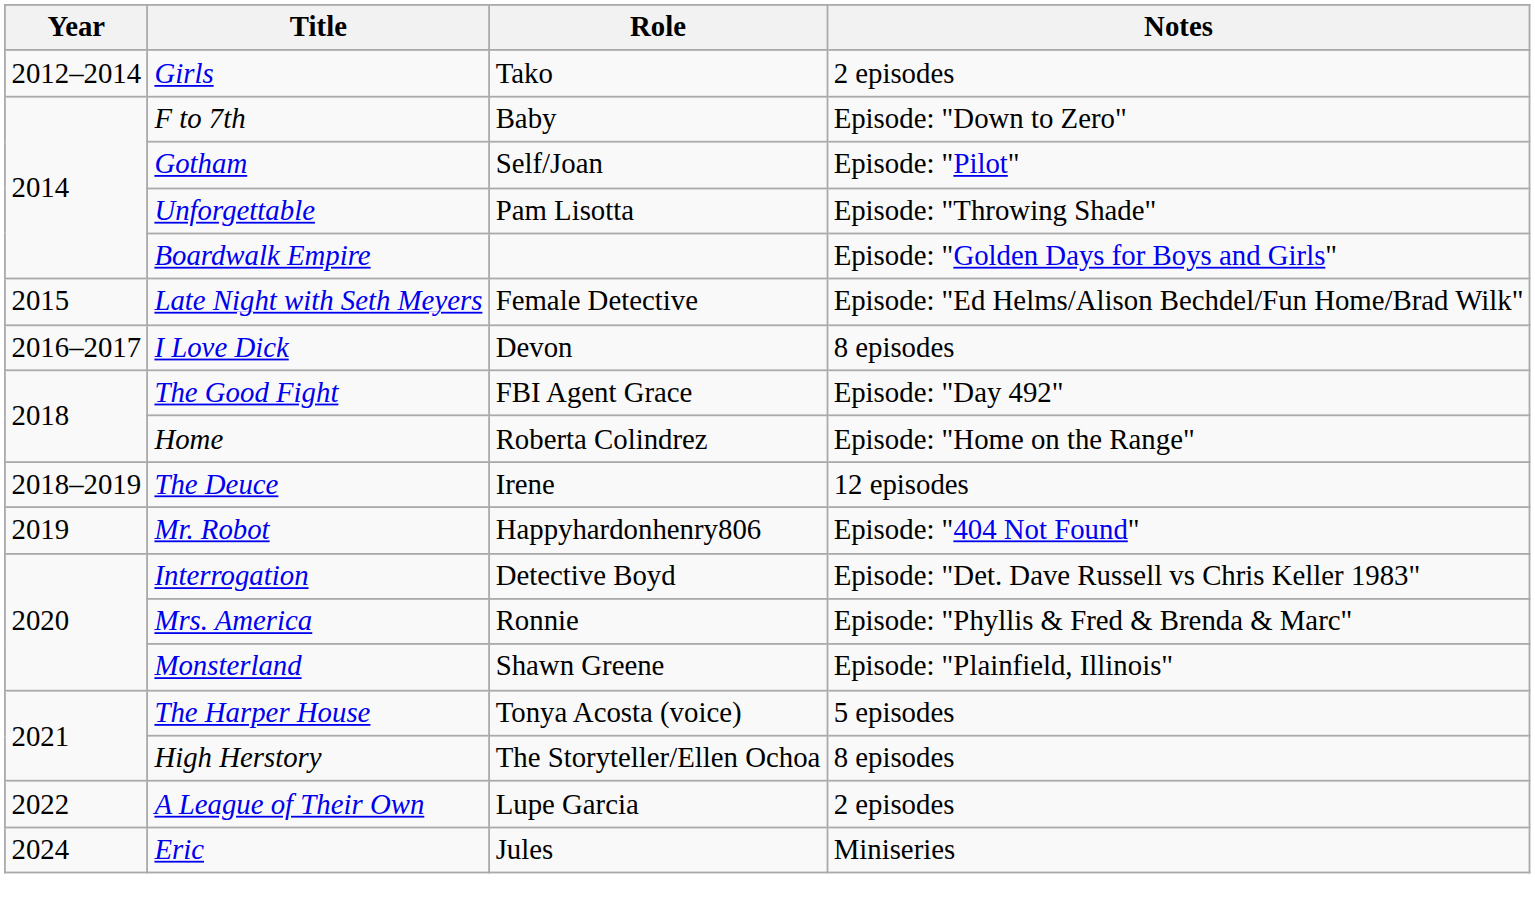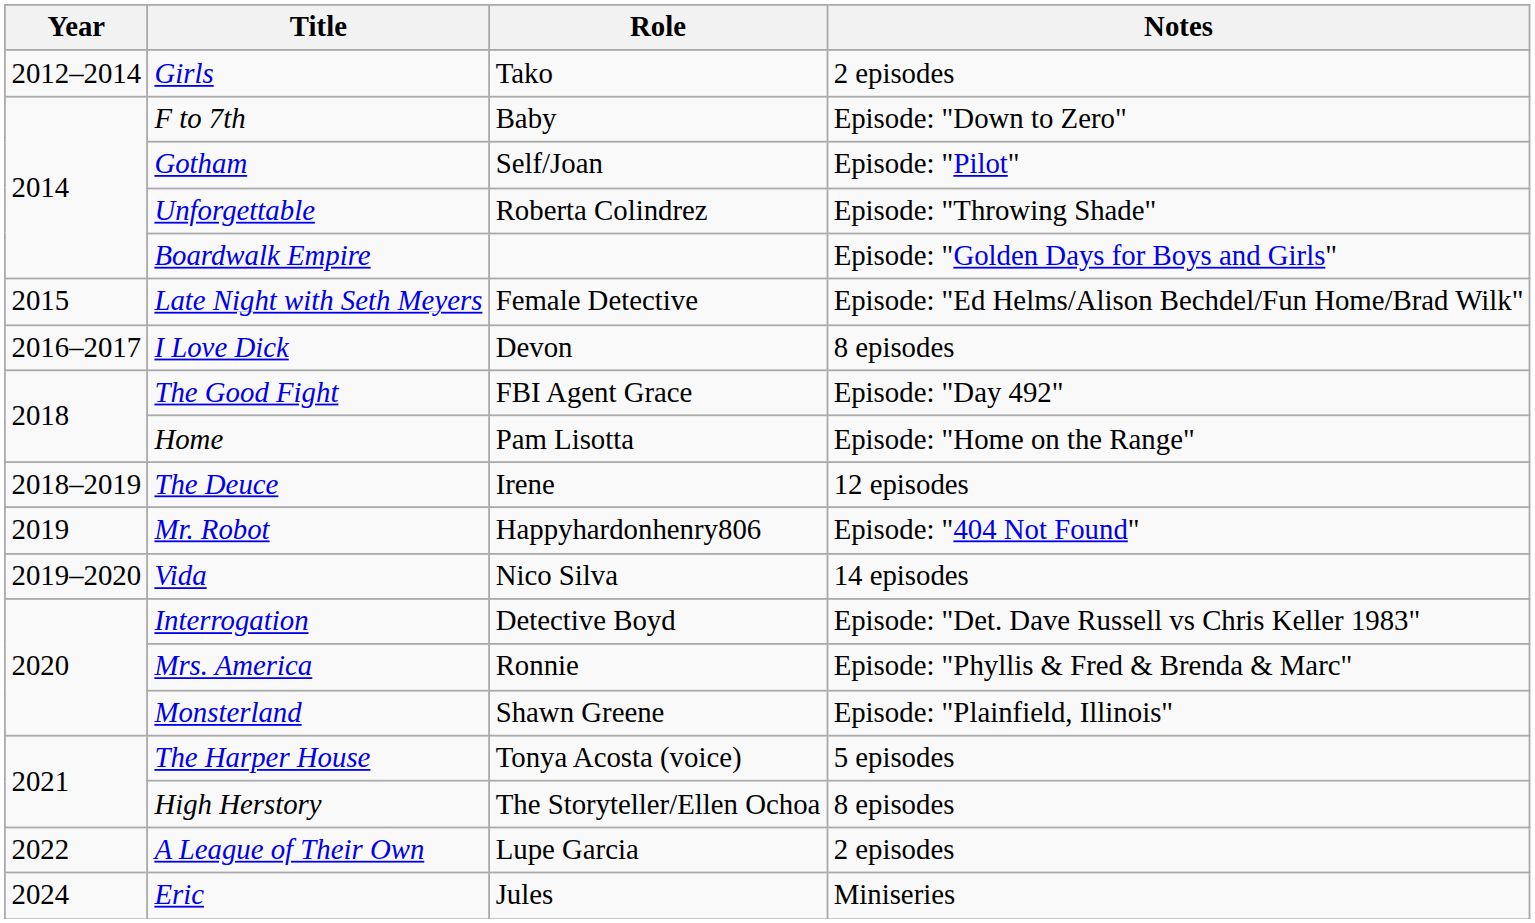(565, 210) Pam Lisotta -> (602, 210) Roberta Colindrez
(602, 438) Roberta Colindrez -> (565, 438) Pam Lisotta
+ row: (181, 575)
